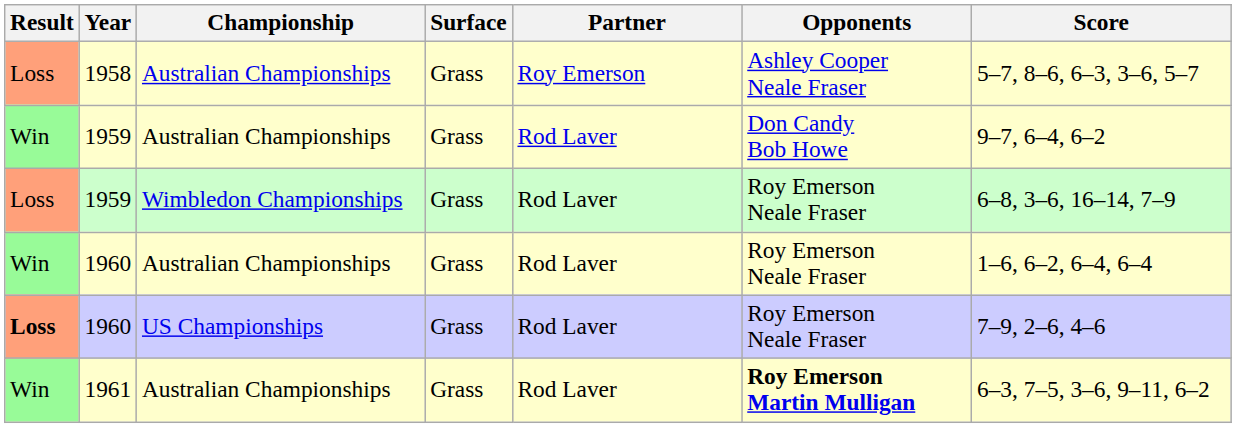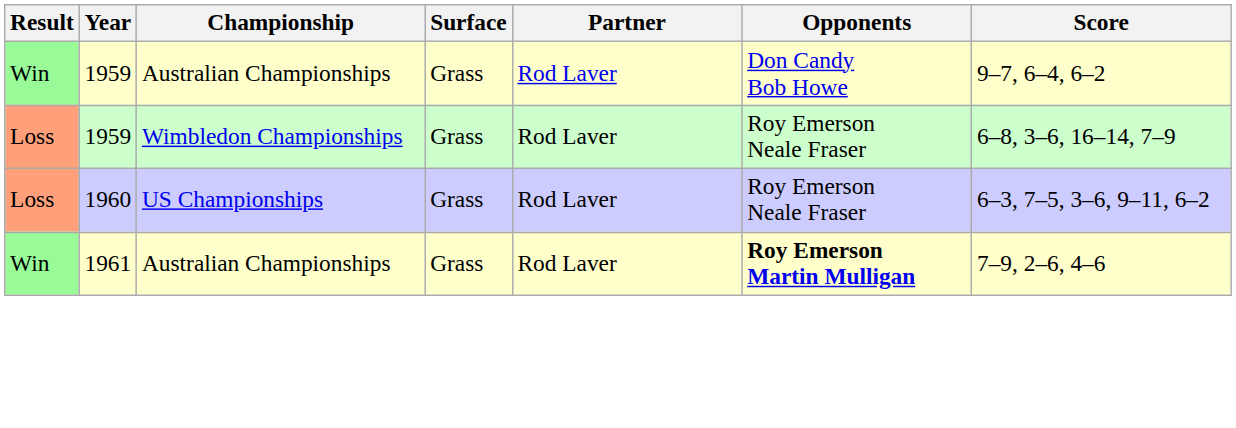- row: (108, 73)
- row: (108, 263)
(33, 326) bold -> (32, 199) normal
(1041, 326) 7–9, 2–6, 4–6 -> (1093, 199) 6–3, 7–5, 3–6, 9–11, 6–2
(1093, 389) 6–3, 7–5, 3–6, 9–11, 6–2 -> (1041, 263) 7–9, 2–6, 4–6
